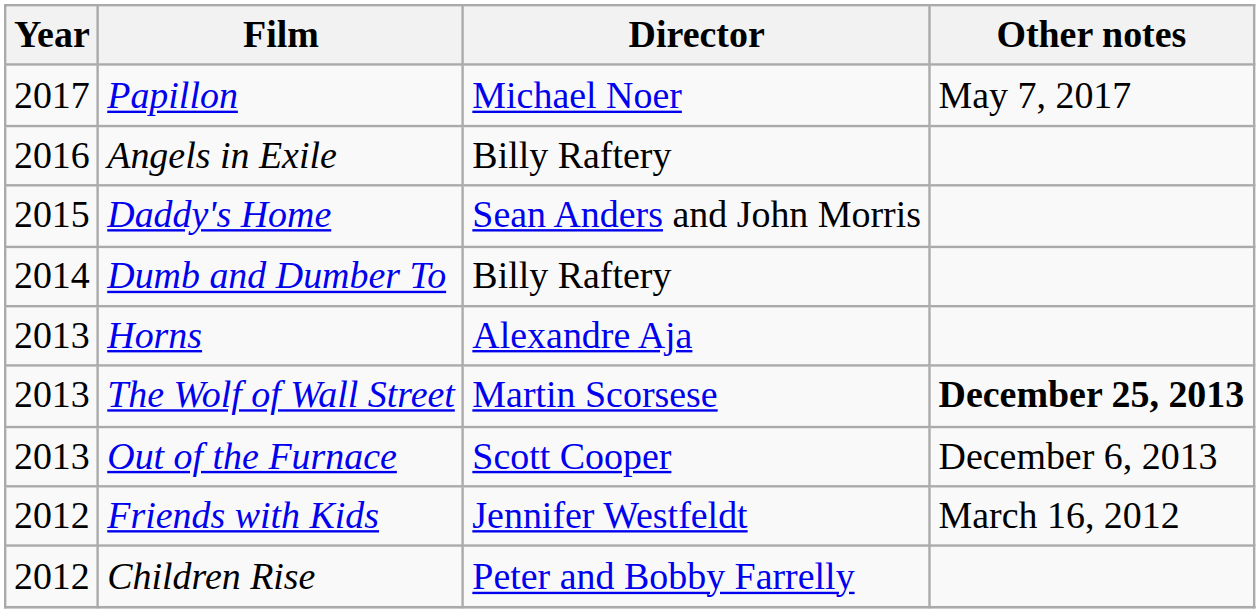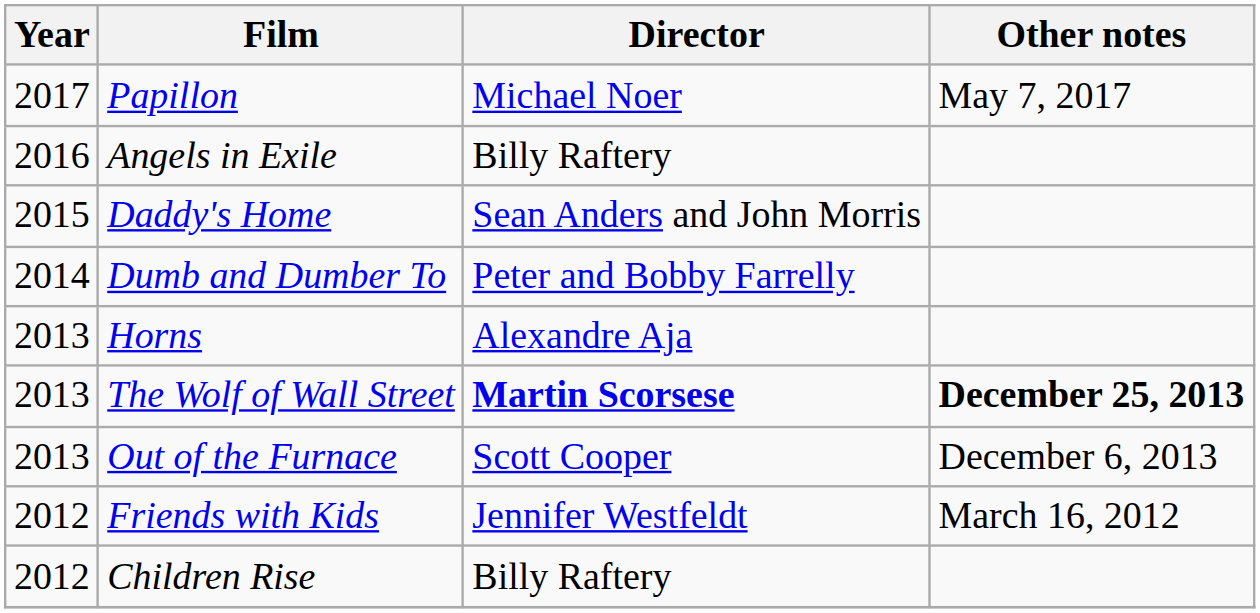(572, 275) Billy Raftery -> (663, 275) Peter and Bobby Farrelly
(595, 395) normal -> (603, 395) bold
(663, 575) Peter and Bobby Farrelly -> (572, 575) Billy Raftery
